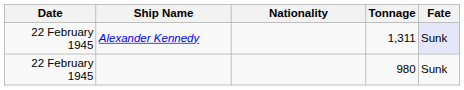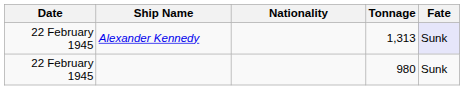(402, 38) 1,311 -> (401, 38) 1,313
